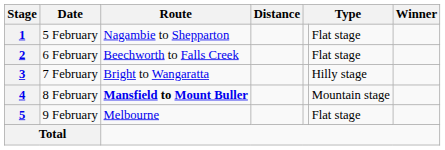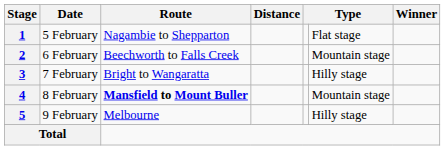(336, 54) Flat stage -> (351, 54) Mountain stage
(336, 114) Flat stage -> (339, 114) Hilly stage
